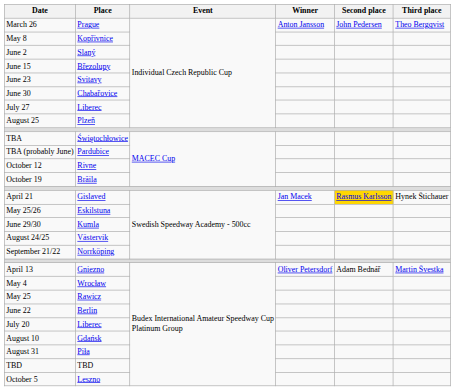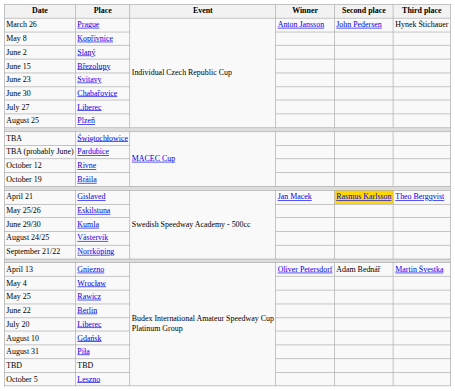(420, 25) Theo Bergqvist -> (422, 25) Hynek Štichauer
(422, 197) Hynek Štichauer -> (420, 197) Theo Bergqvist
